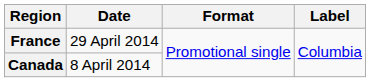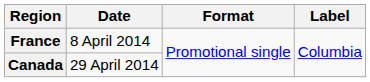(114, 40) 29 April 2014 -> (110, 40) 8 April 2014
(110, 64) 8 April 2014 -> (114, 64) 29 April 2014
